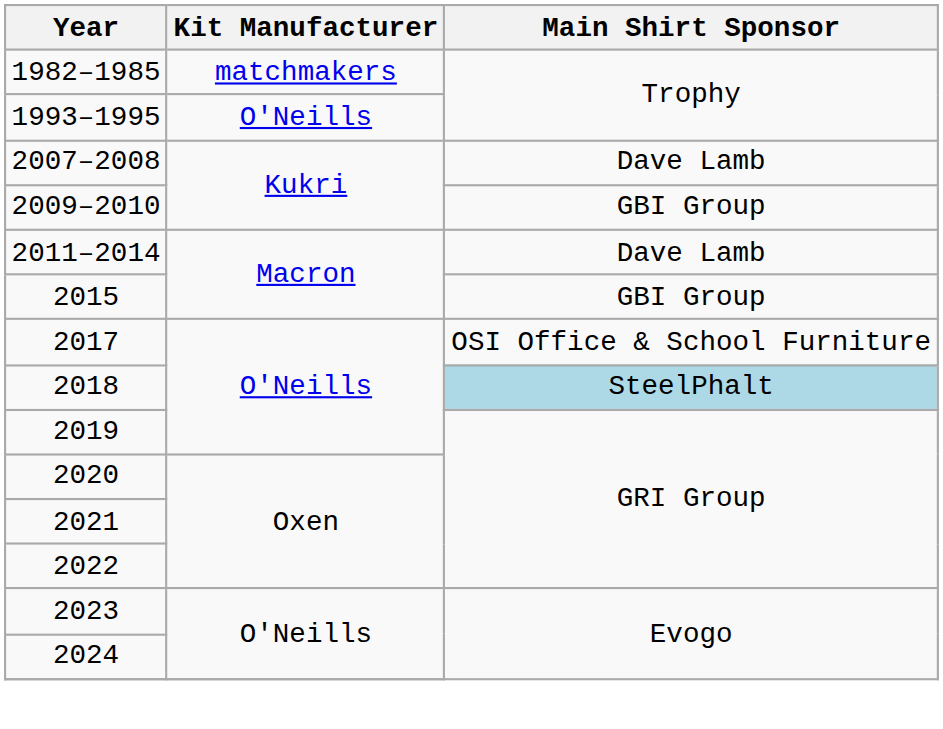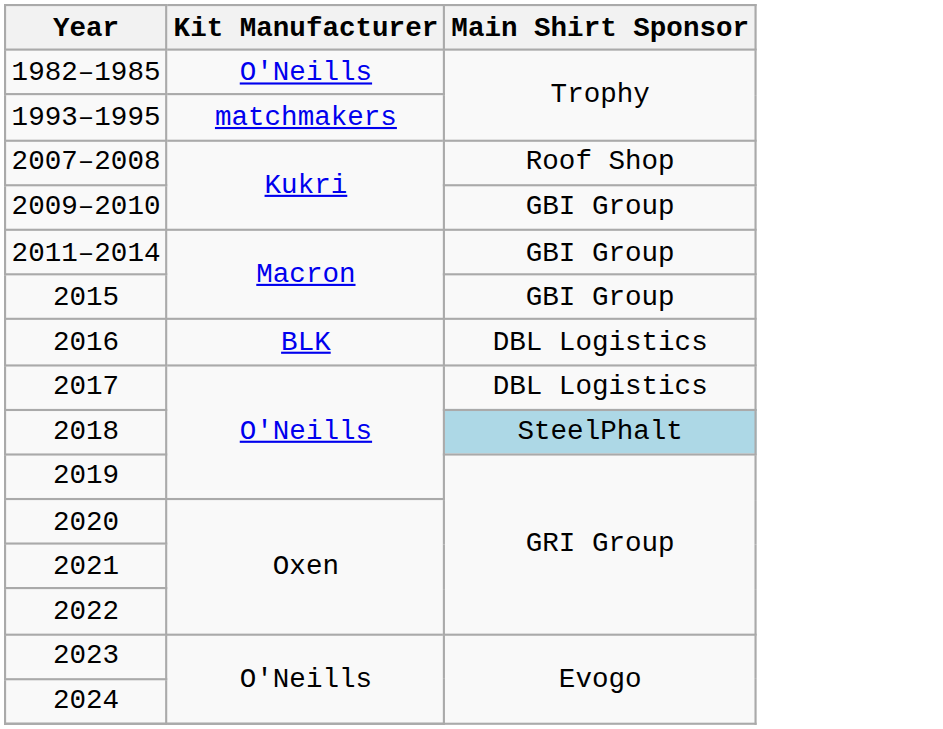(306, 72) matchmakers -> (306, 72) O'Neills
(306, 117) O'Neills -> (306, 117) matchmakers
(691, 162) Dave Lamb -> (600, 162) Roof Shop
(691, 252) Dave Lamb -> (600, 252) GBI Group
+ row: (86, 342)
(691, 342) OSI Office & School Furniture -> (600, 387) DBL Logistics
